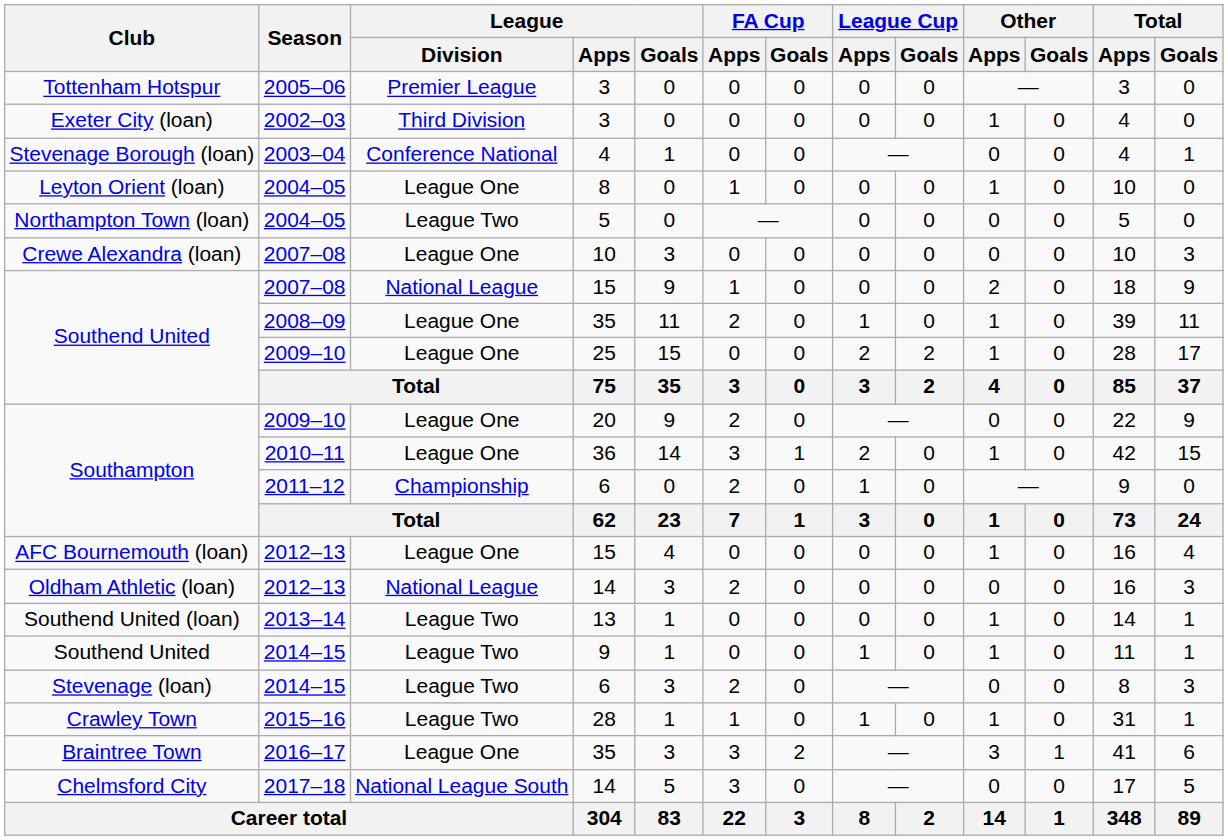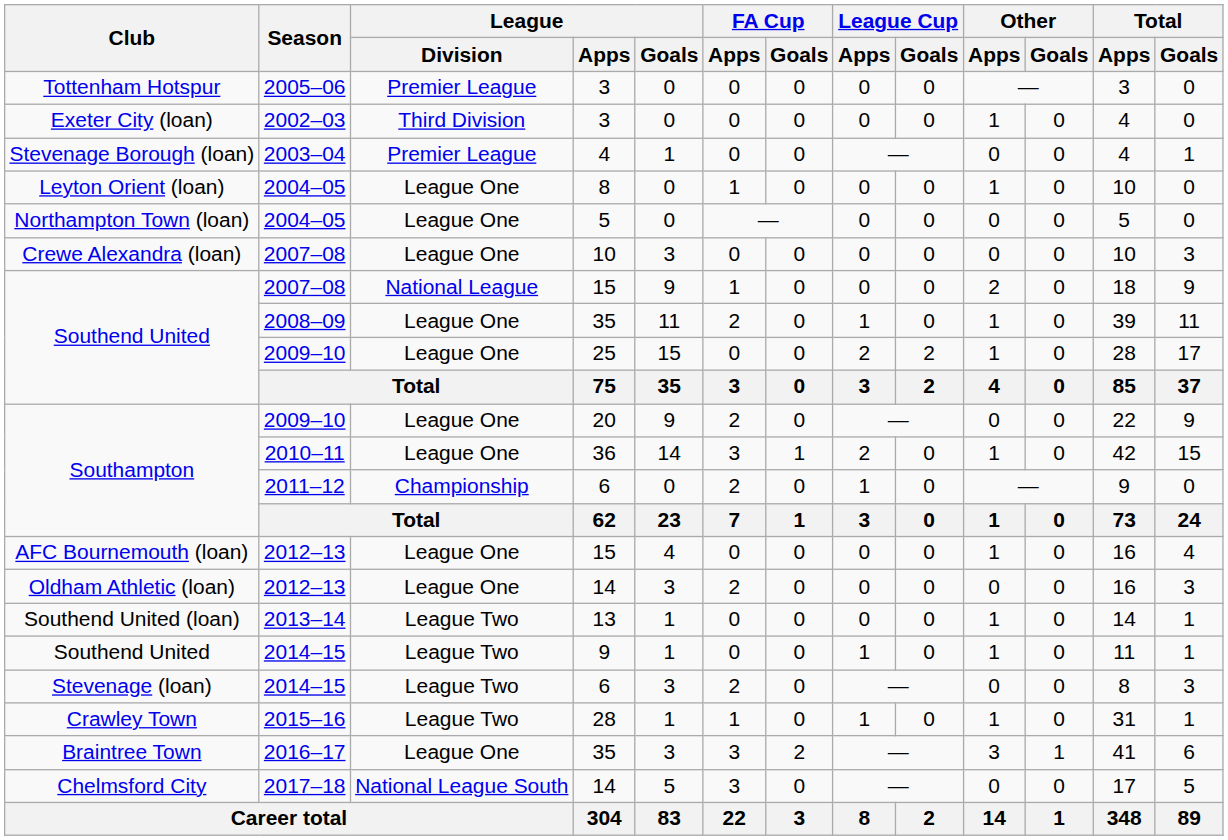(462, 154) Conference National -> (462, 154) Premier League
(462, 220) League Two -> (462, 220) League One
(462, 586) National League -> (462, 586) League One
